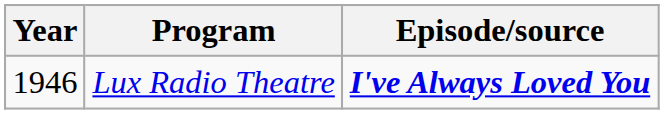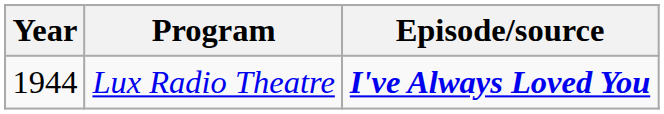(45, 81) 1946 -> (45, 81) 1944
